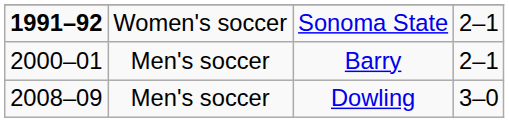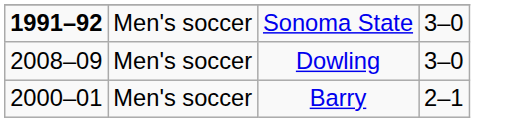(200, 23) Women's soccer -> (183, 23) Men's soccer
(479, 23) 2–1 -> (444, 23) 3–0
rows swapped: (373, 60) <-> (373, 98)
